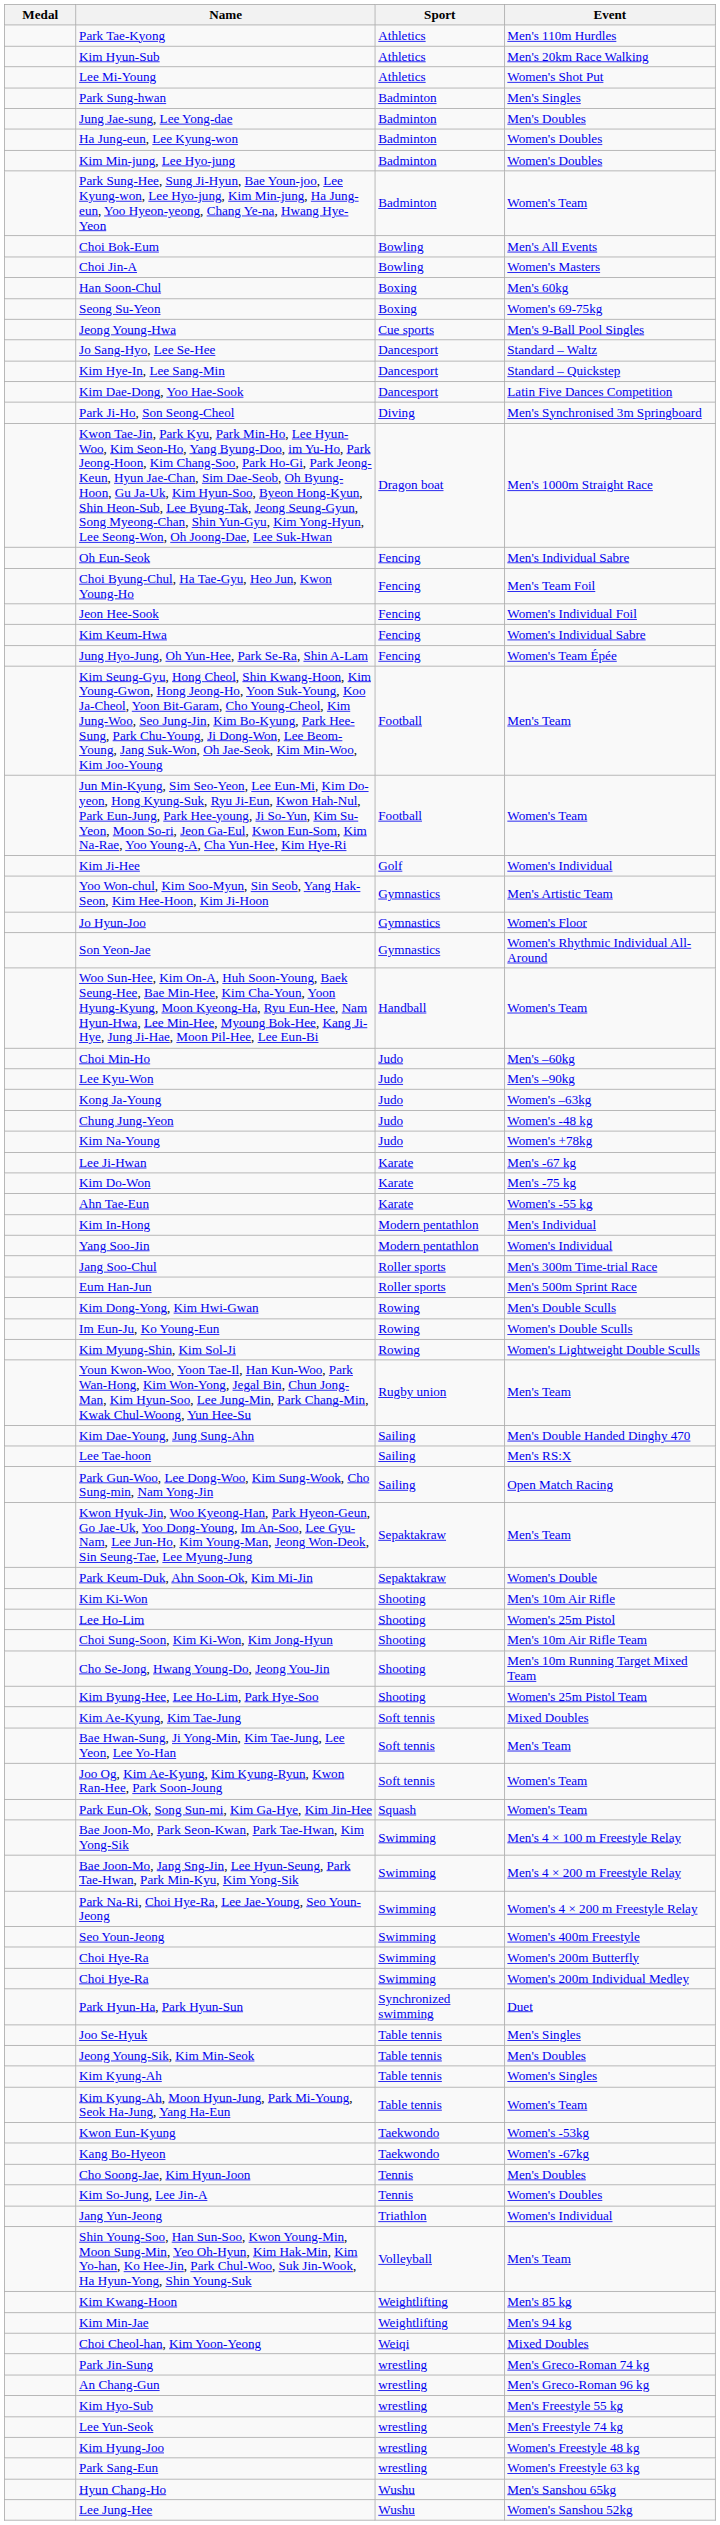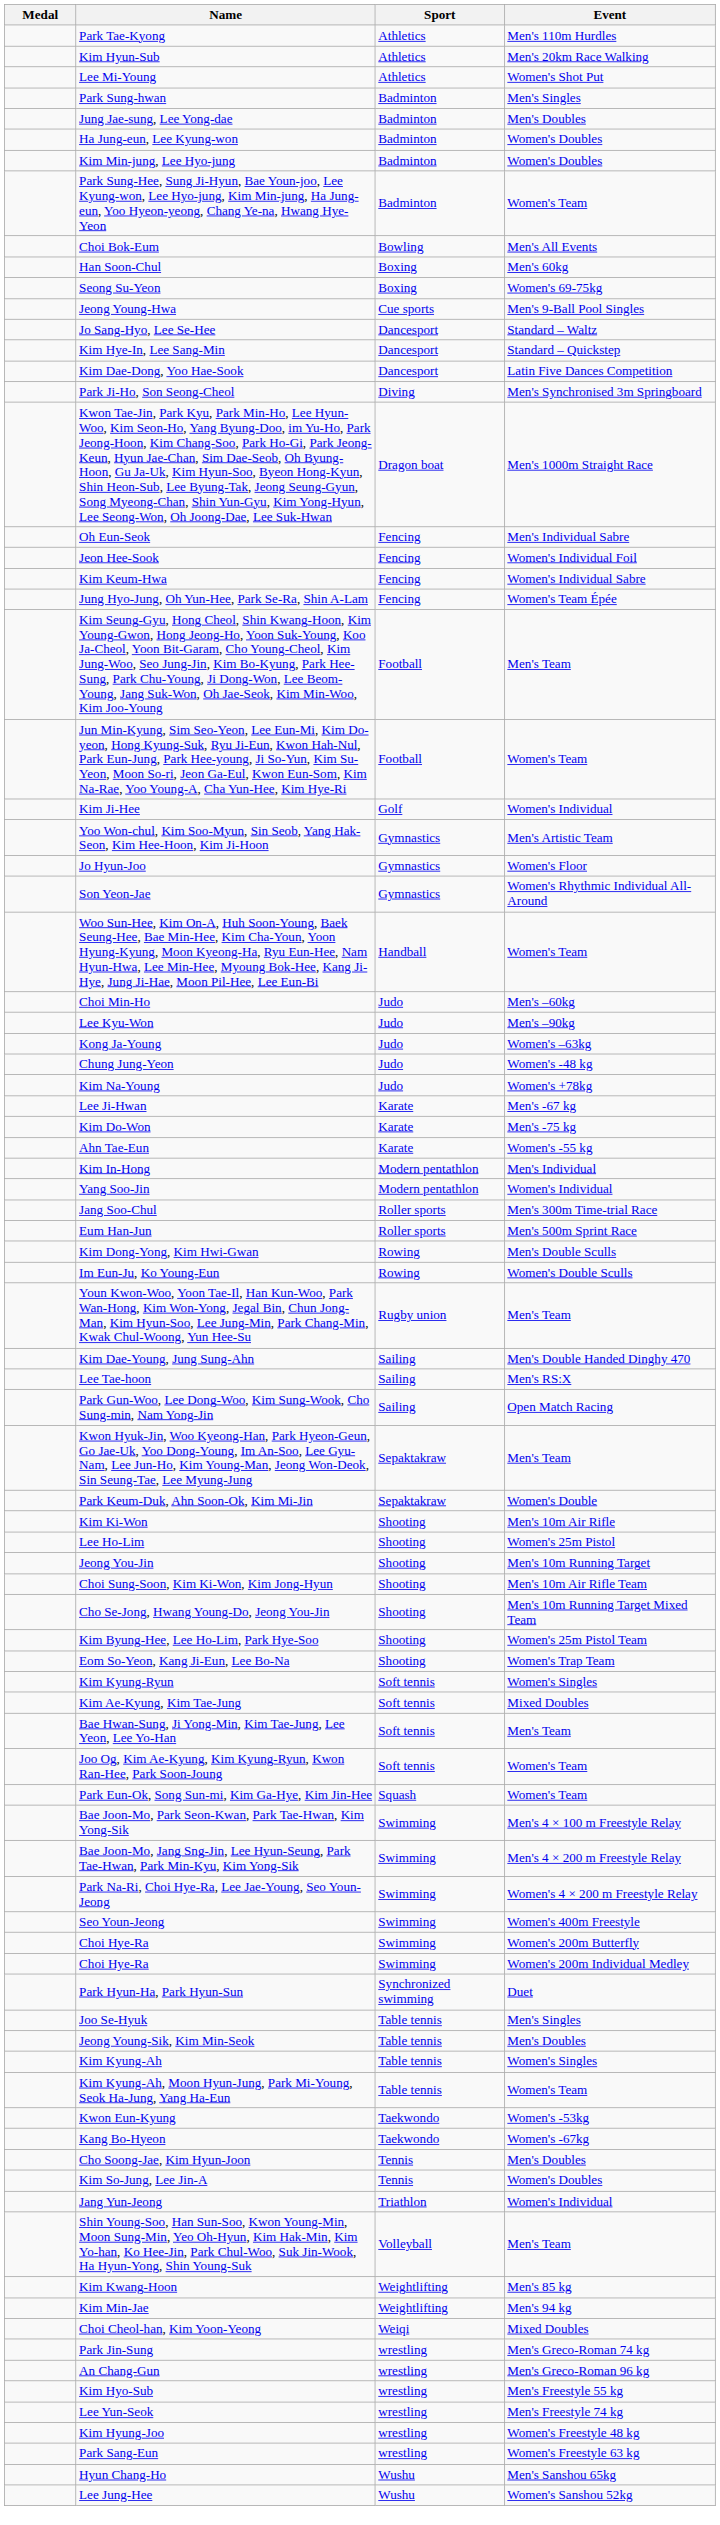- row: (108, 267)
- row: (206, 586)
- row: (157, 1349)
+ row: (116, 1563)
+ row: (184, 1661)
+ row: (126, 1681)
